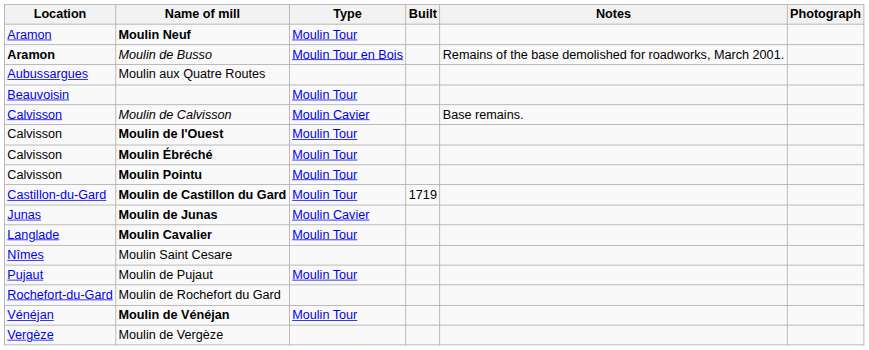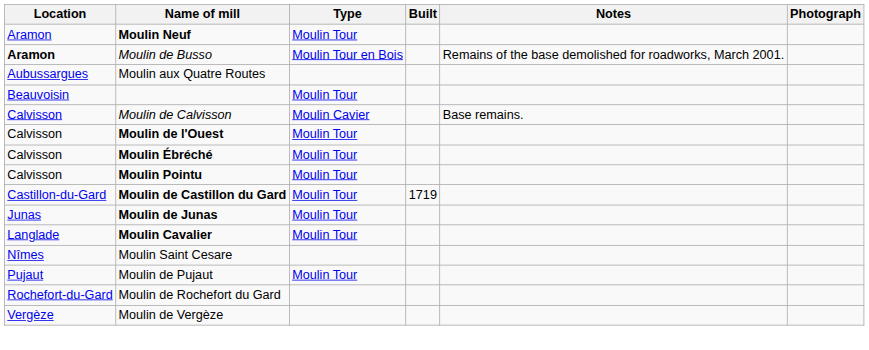(331, 214) Moulin Cavier -> (325, 214) Moulin Tour
- row: (174, 315)
